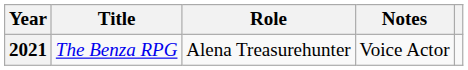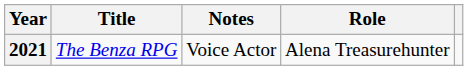columns swapped: (268, 19) <-> (404, 19)
